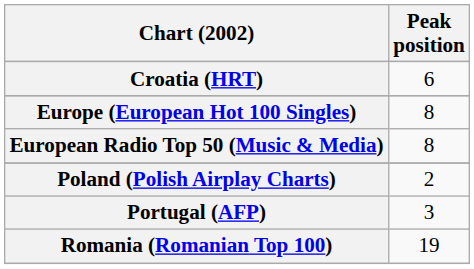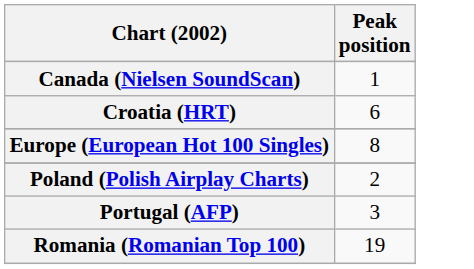+ row: (169, 78)
- row: (197, 145)
